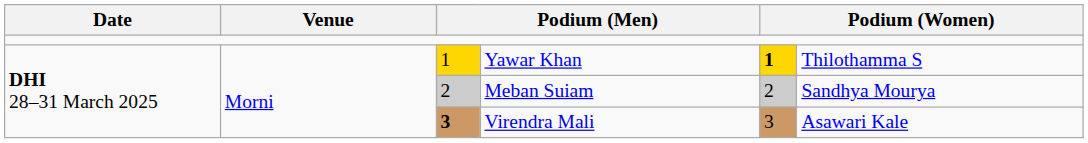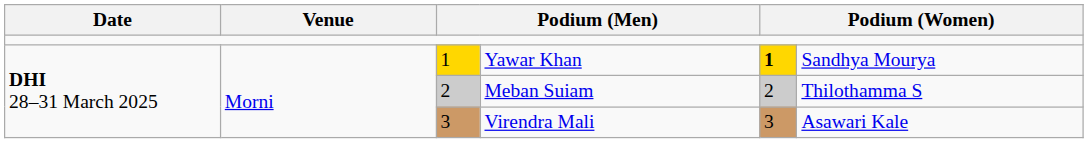(862, 59) Thilothamma S -> (868, 59) Sandhya Mourya
(868, 90) Sandhya Mourya -> (862, 90) Thilothamma S
(445, 121) bold -> (445, 121) normal
